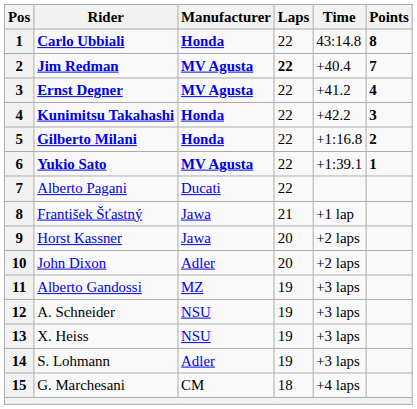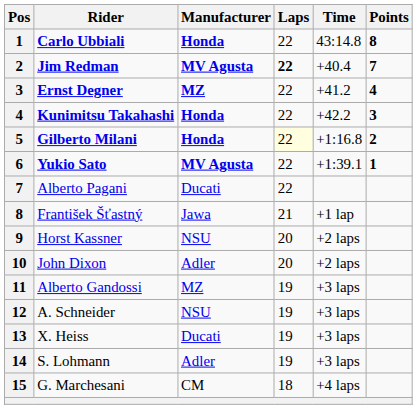(217, 90) MV Agusta -> (193, 90) MZ
(285, 139) no background -> (285, 139) lightyellow background
(196, 238) Jawa -> (196, 238) NSU
(196, 336) NSU -> (201, 336) Ducati
